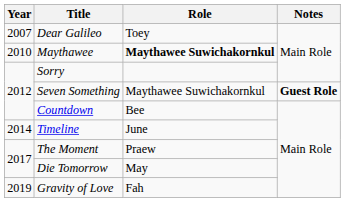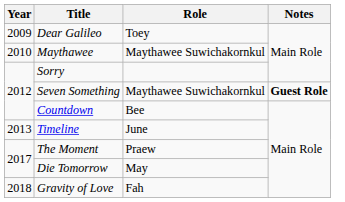(19, 33) 2007 -> (19, 33) 2009
(200, 52) bold -> (195, 52) normal
(19, 129) 2014 -> (19, 129) 2013
(19, 187) 2019 -> (19, 187) 2018
